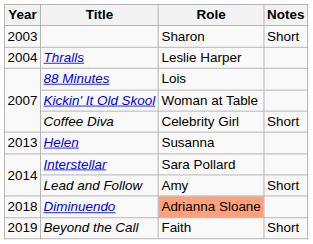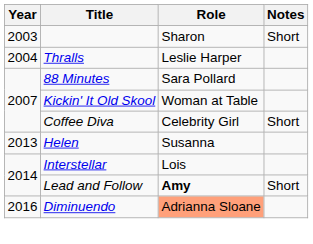(174, 79) Lois -> (198, 79) Sara Pollard
(198, 164) Sara Pollard -> (174, 164) Lois
(175, 185) normal -> (176, 185) bold
(22, 206) 2018 -> (22, 206) 2016
- row: (91, 228)
